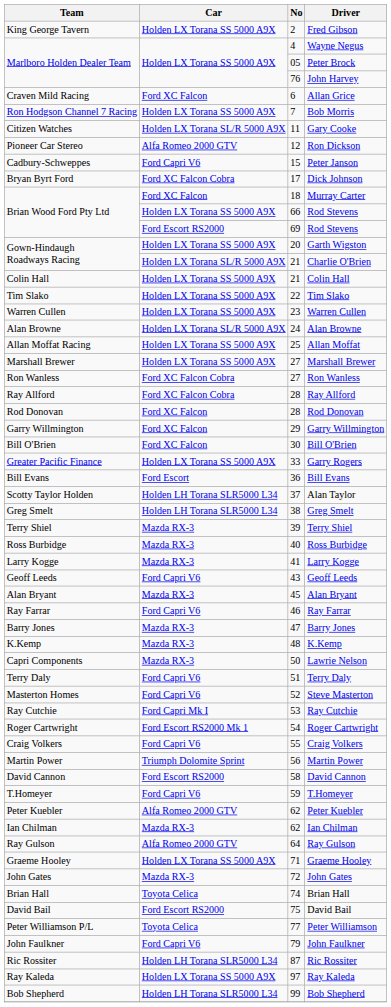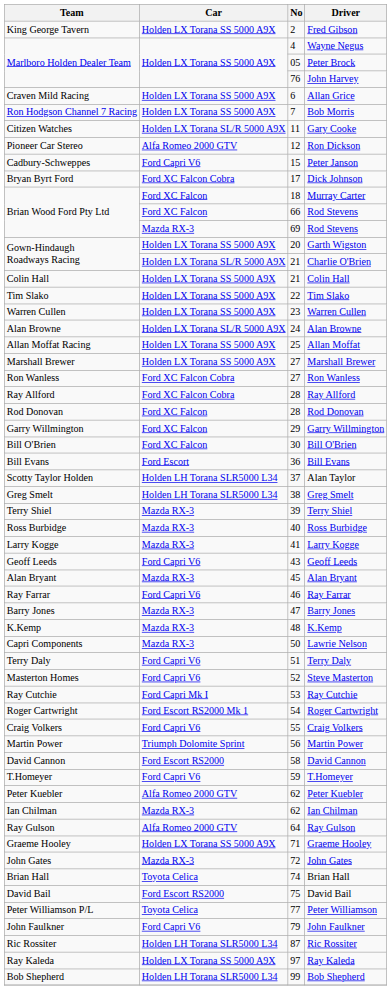(175, 96) Ford XC Falcon -> (209, 96) Holden LX Torana SS 5000 A9X
(209, 212) Holden LX Torana SS 5000 A9X -> (175, 212) Ford XC Falcon
(183, 229) Ford Escort RS2000 -> (168, 229) Mazda RX-3
- row: (295, 462)
